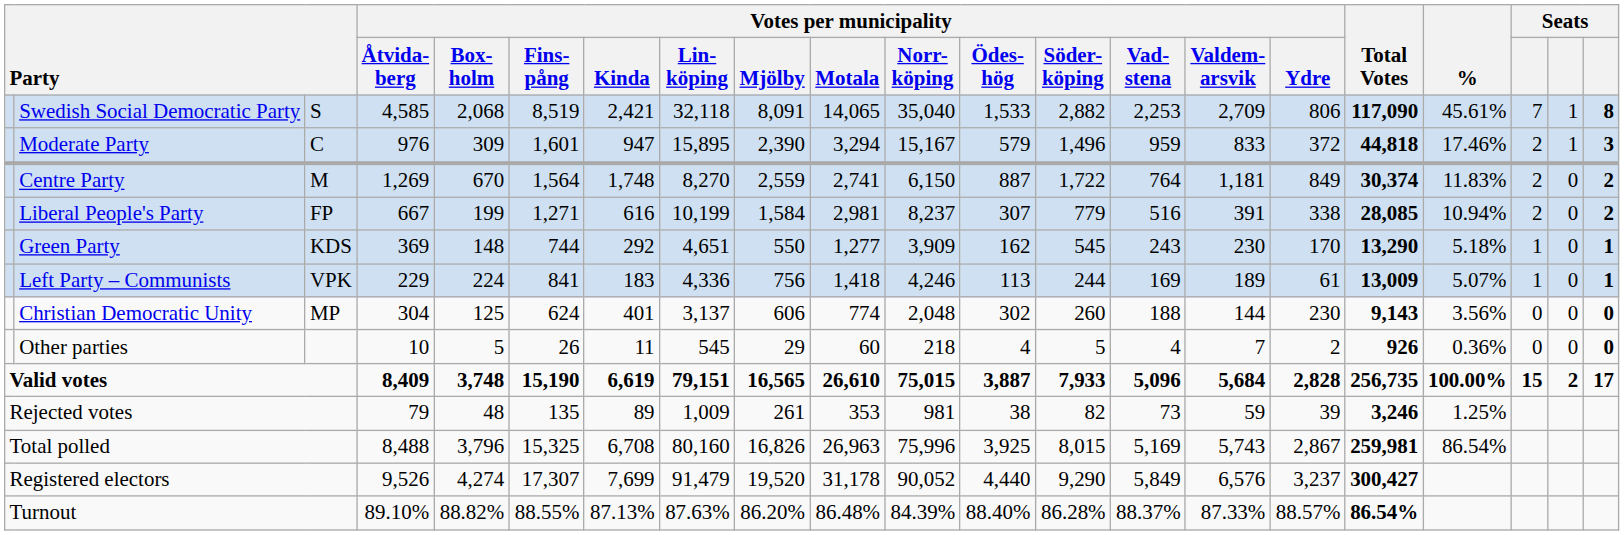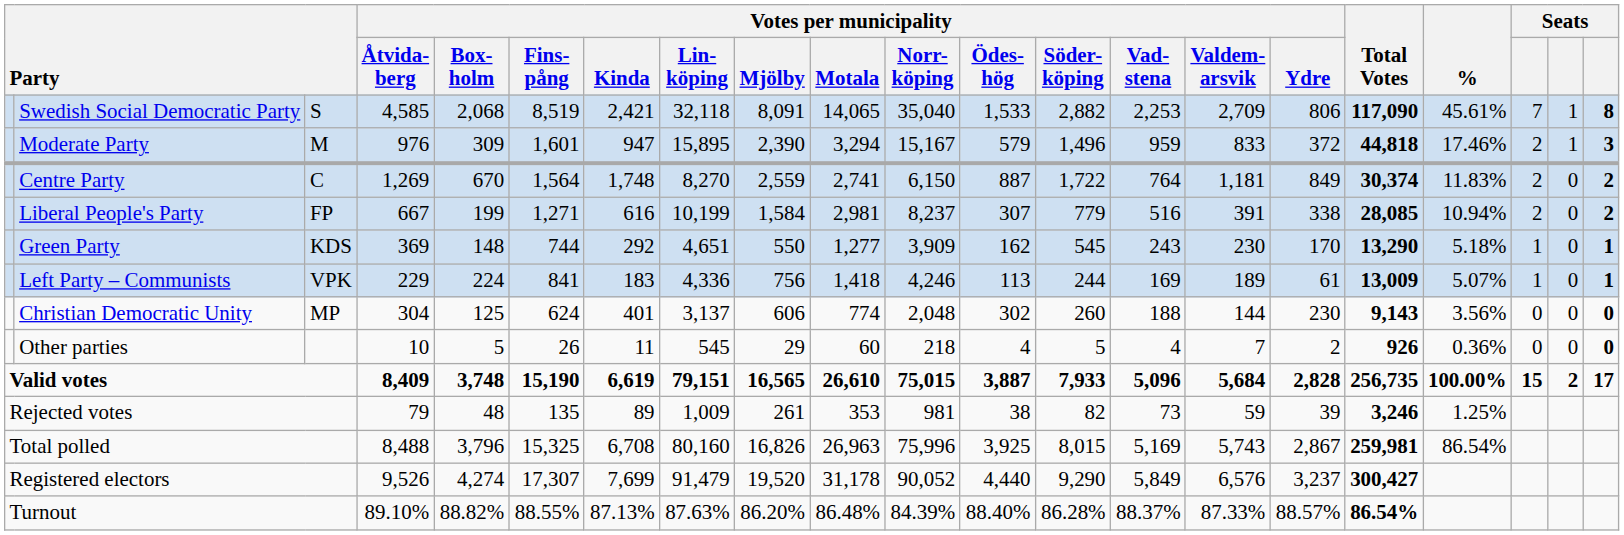(317, 144) C -> (319, 144) M
(319, 180) M -> (317, 180) C
